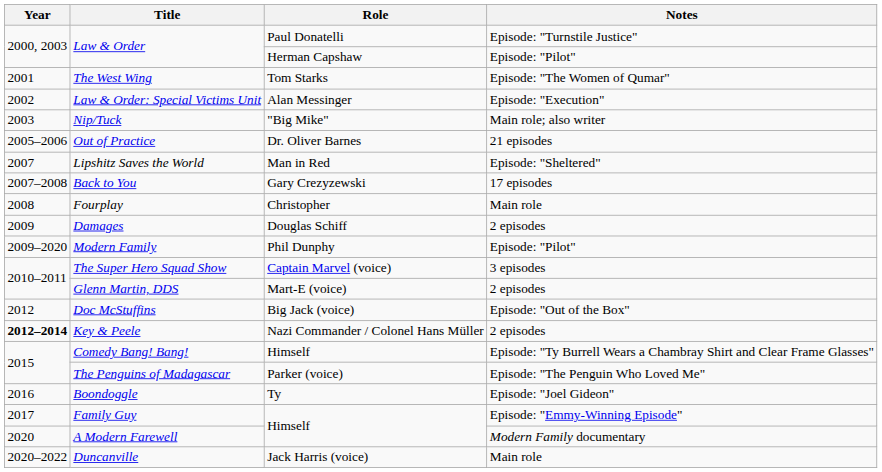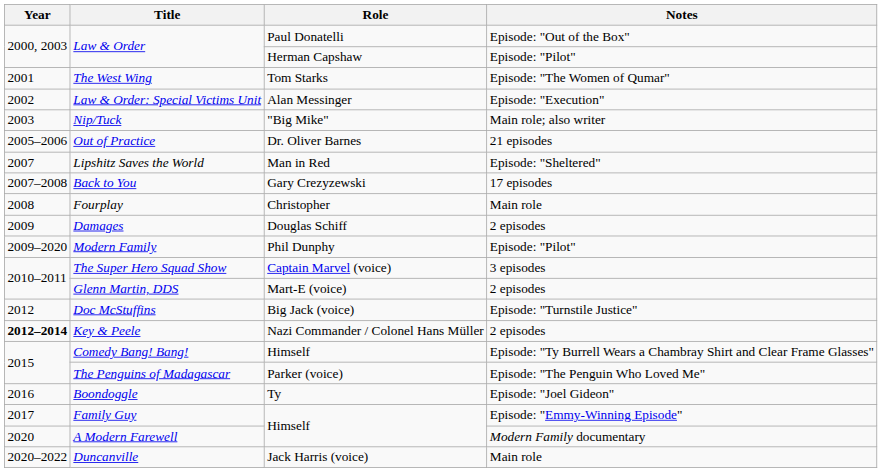(564, 36) Episode: "Turnstile Justice" -> (560, 36) Episode: "Out of the Box"
(560, 309) Episode: "Out of the Box" -> (564, 309) Episode: "Turnstile Justice"
